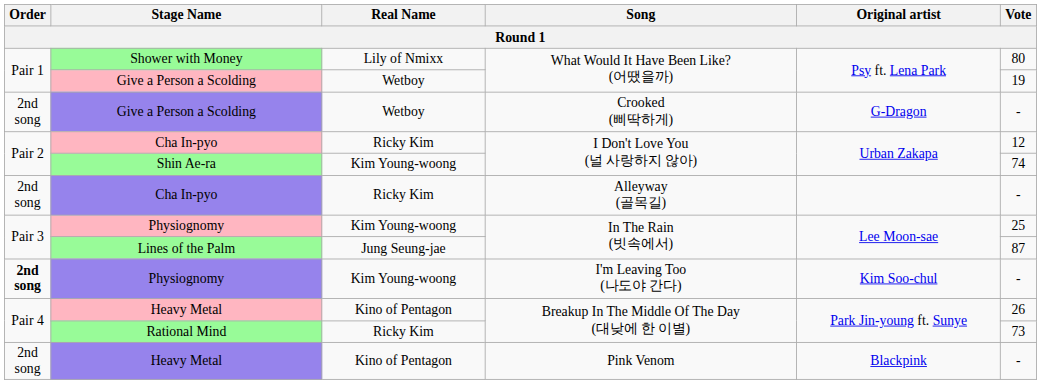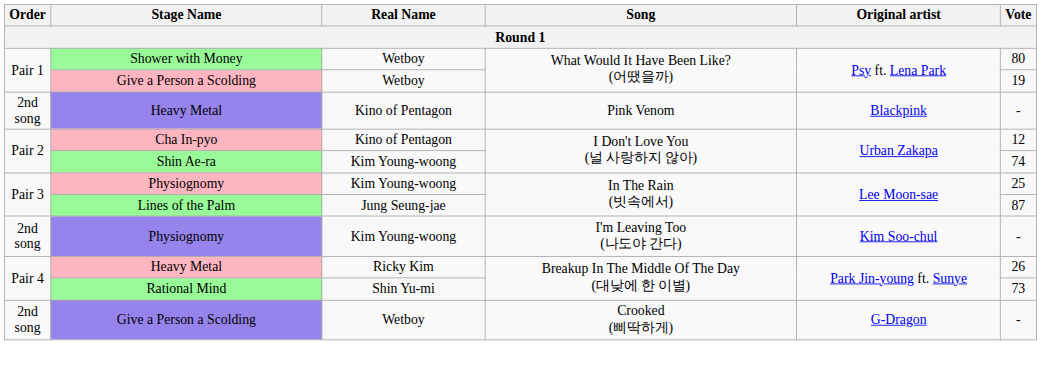(403, 59) Lily of Nmixx -> (403, 59) Wetboy
rows swapped: (186, 111) <-> (186, 361)
(403, 142) Ricky Kim -> (403, 140) Kino of Pentagon
- row: (186, 195)
(28, 278) bold -> (28, 236) normal
(403, 309) Kino of Pentagon -> (403, 267) Ricky Kim
(403, 331) Ricky Kim -> (403, 288) Shin Yu-mi
